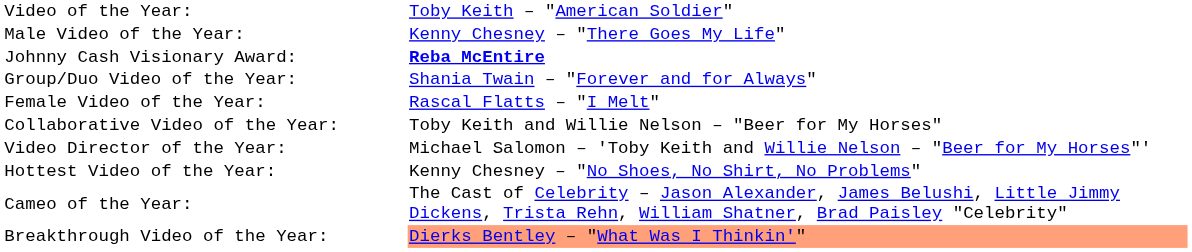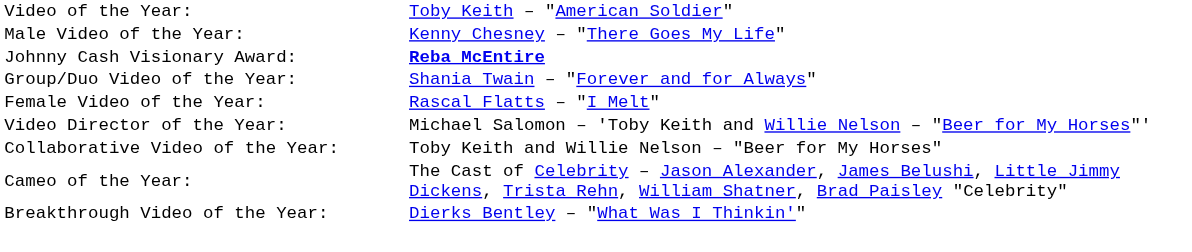rows swapped: (145, 148) <-> (172, 125)
- row: (140, 171)
(608, 237) lightsalmon background -> (608, 214) no background
